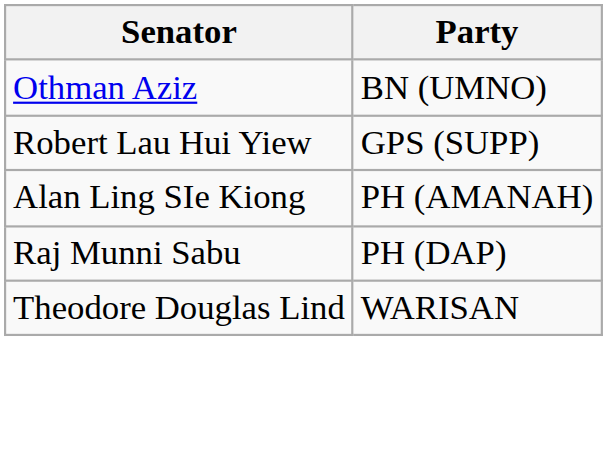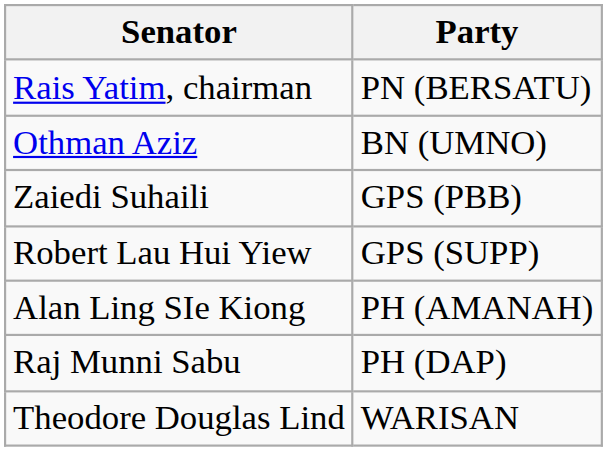+ row: (163, 87)
+ row: (111, 197)
